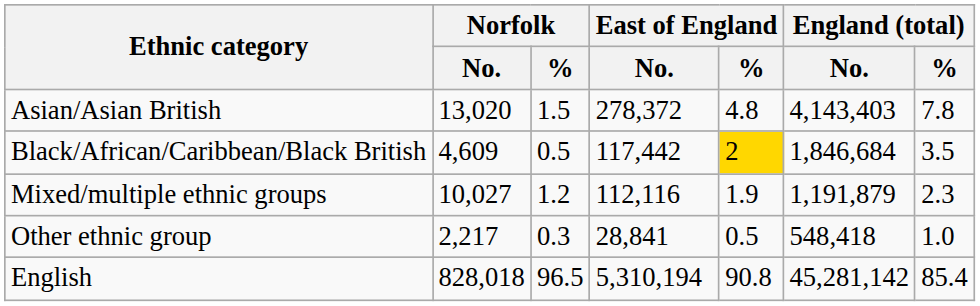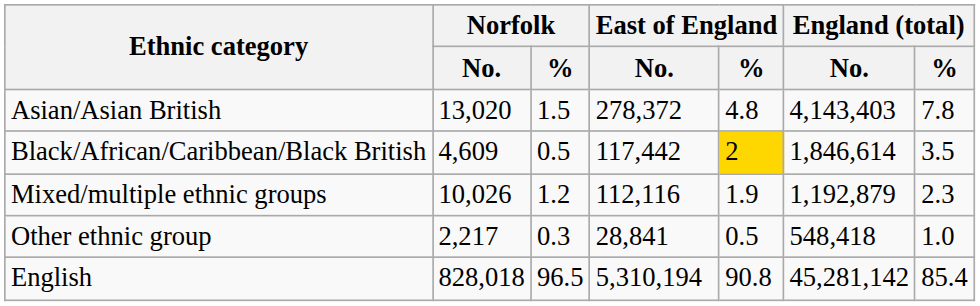(843, 151) 1,846,684 -> (843, 151) 1,846,614
(475, 194) 10,027 -> (475, 194) 10,026
(843, 194) 1,191,879 -> (843, 194) 1,192,879
